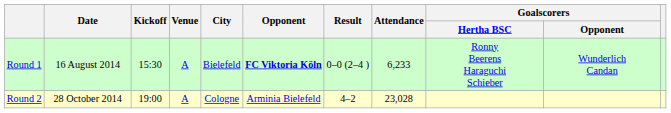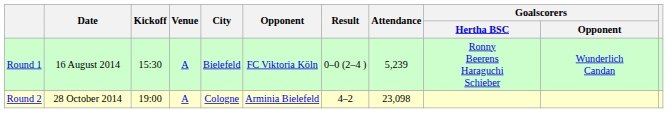(284, 64) bold -> (282, 64) normal
(399, 64) 6,233 -> (396, 64) 5,239
(399, 98) 23,028 -> (396, 98) 23,098
